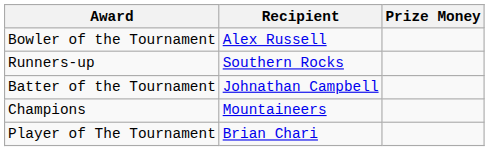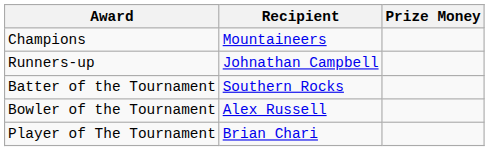rows swapped: (47, 110) <-> (112, 40)
(283, 63) Southern Rocks -> (301, 63) Johnathan Campbell
(301, 87) Johnathan Campbell -> (283, 87) Southern Rocks
